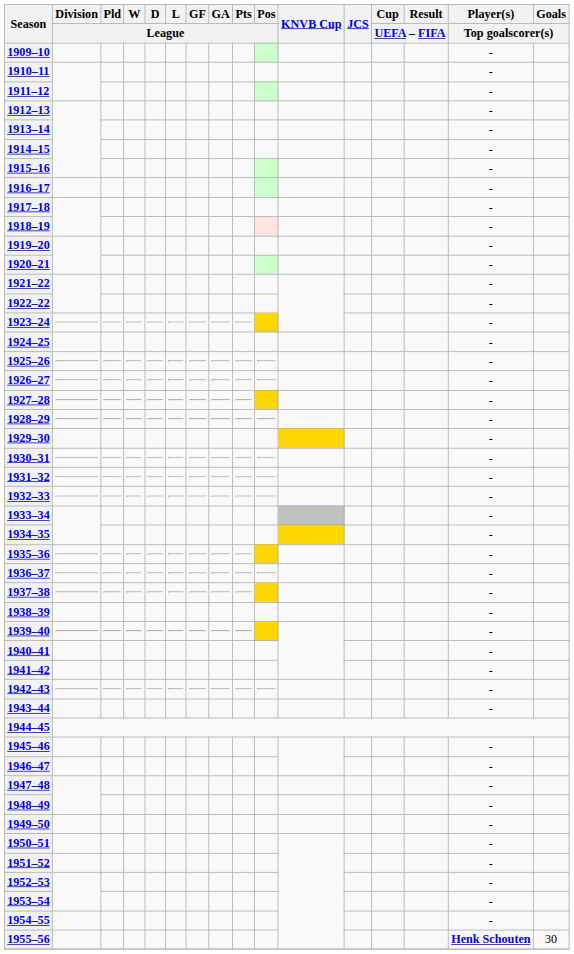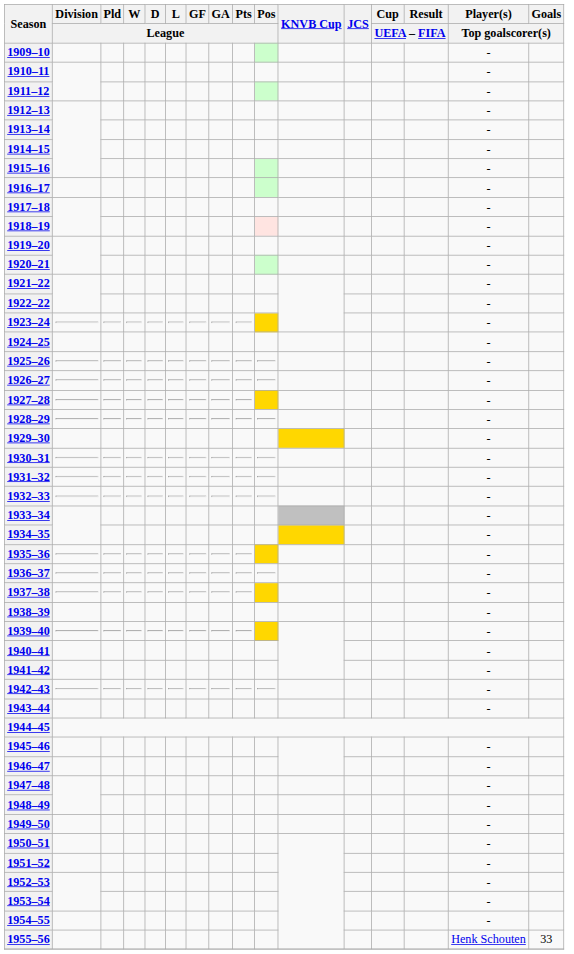(491, 939) bold -> (489, 939) normal
(551, 939) 30 -> (546, 939) 33
